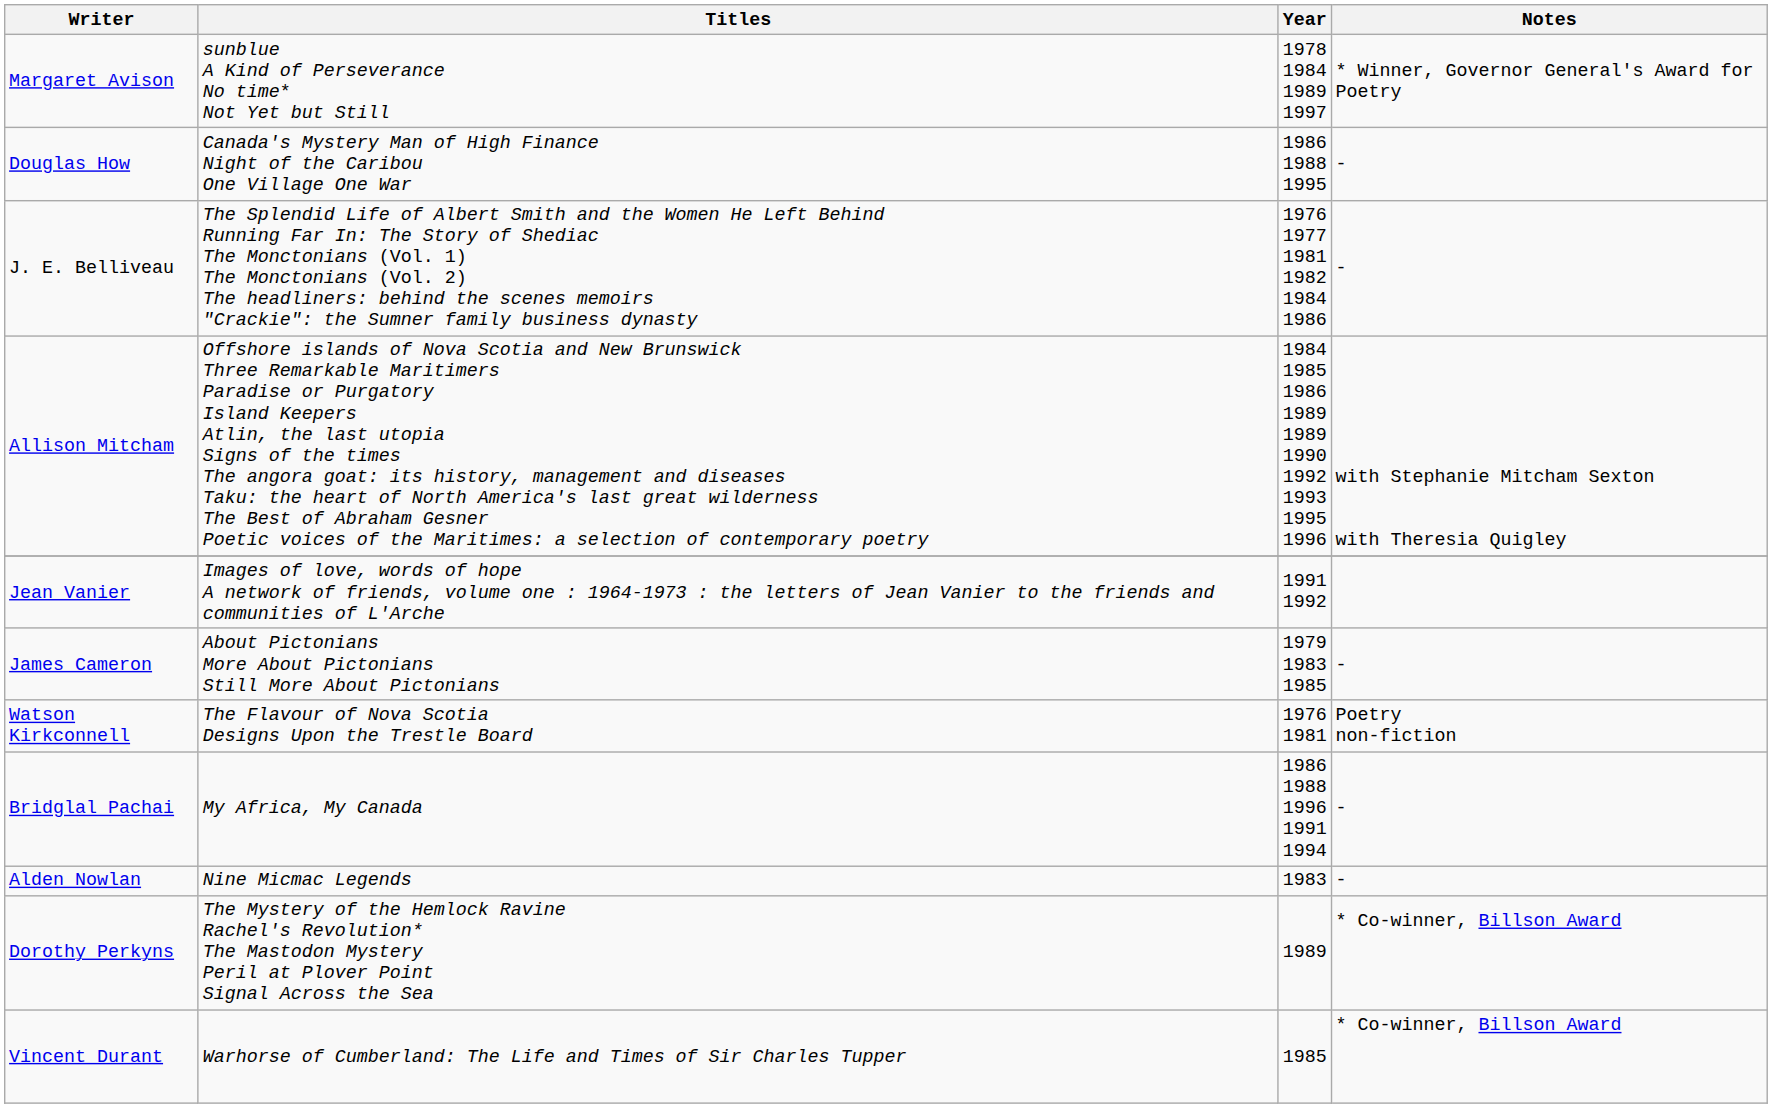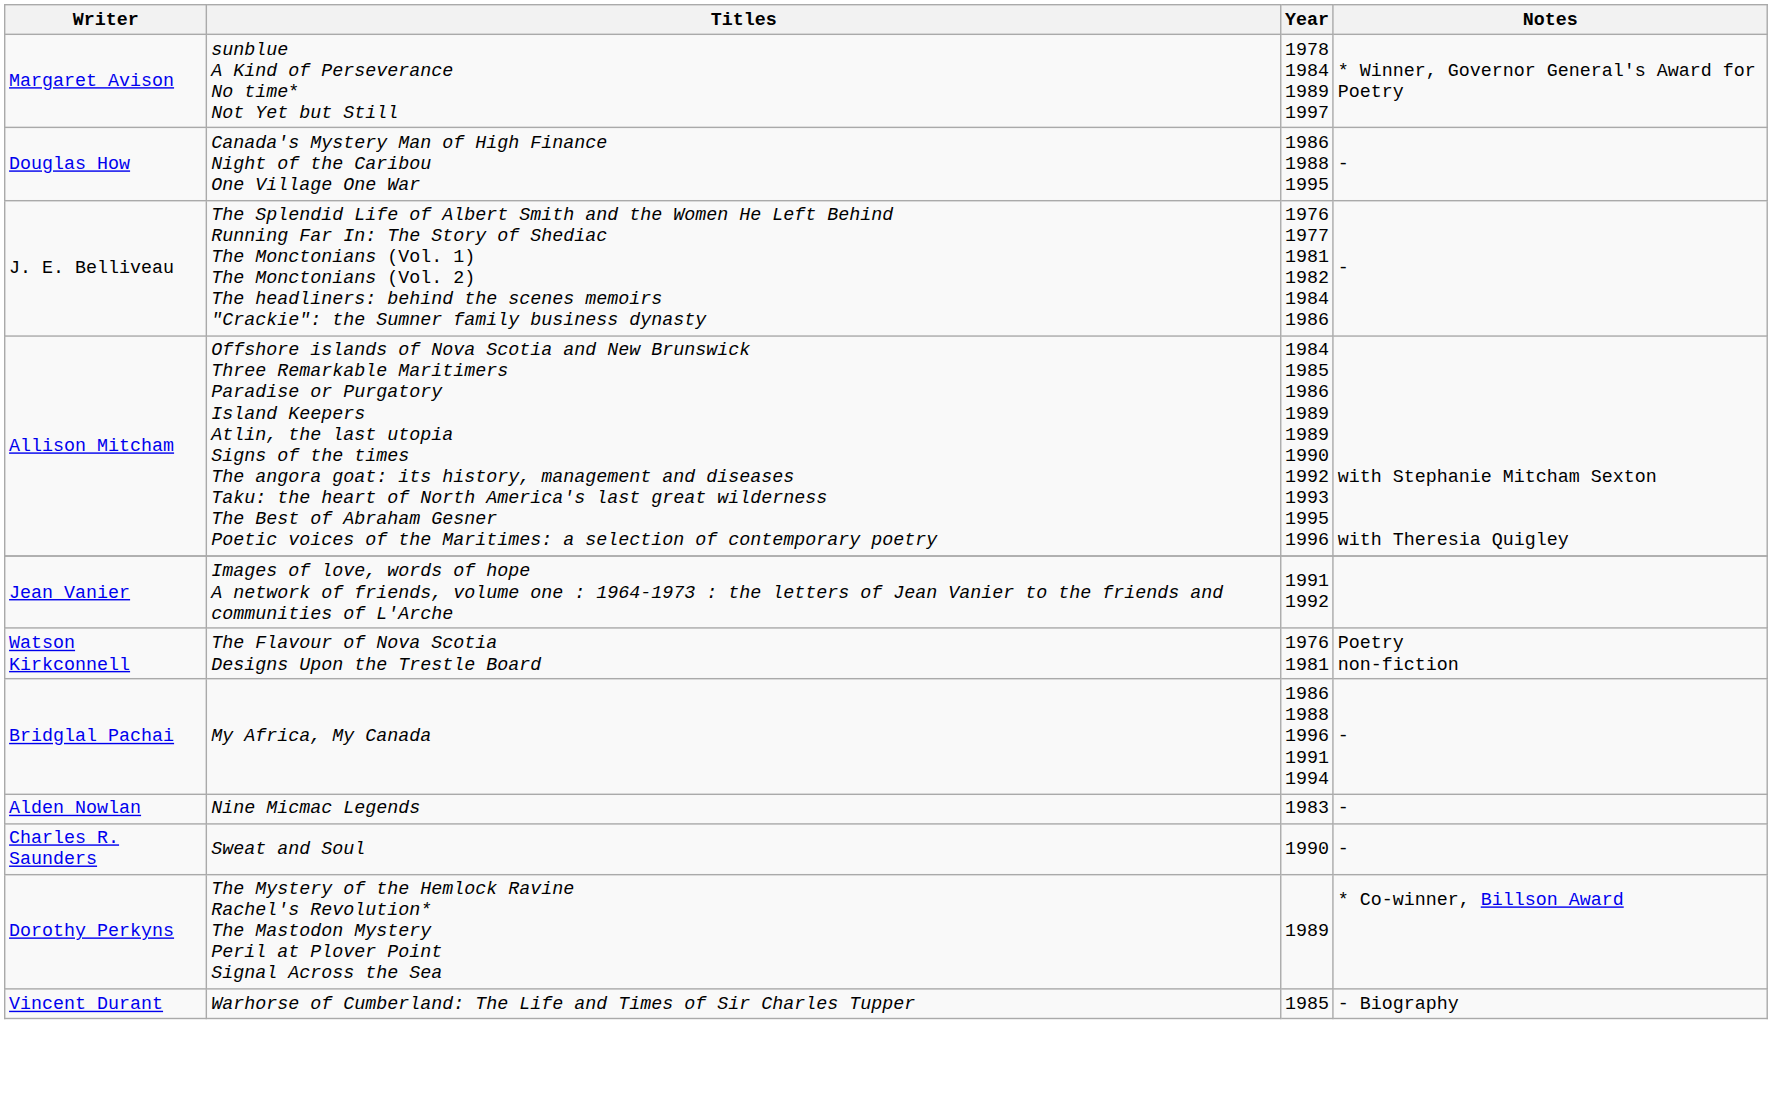- row: (81, 664)
+ row: (64, 849)
(1478, 1025) * Co-winner, Billson Award -> (1398, 1004) - Biography
